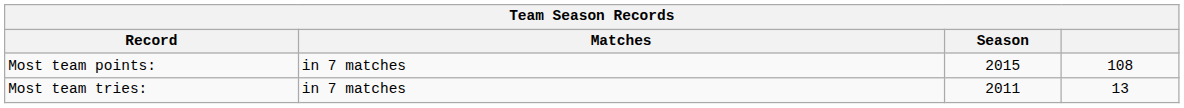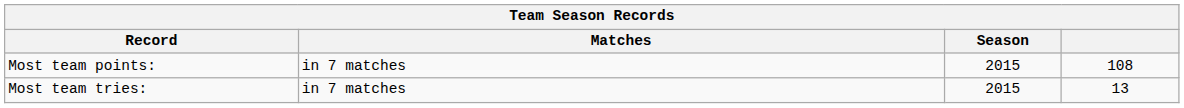(1003, 90) 2011 -> (1003, 90) 2015
